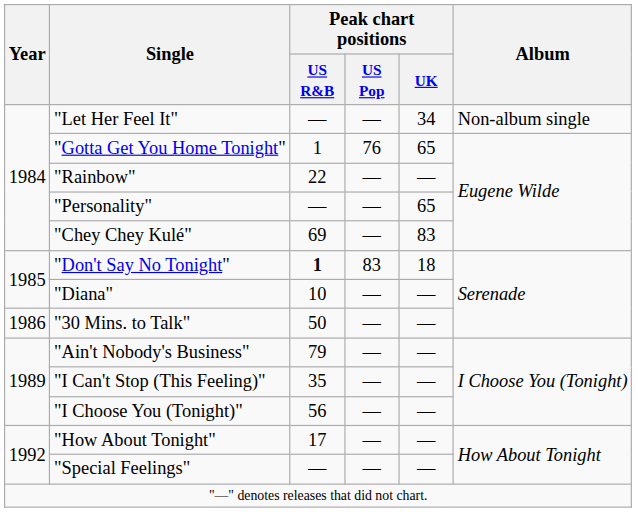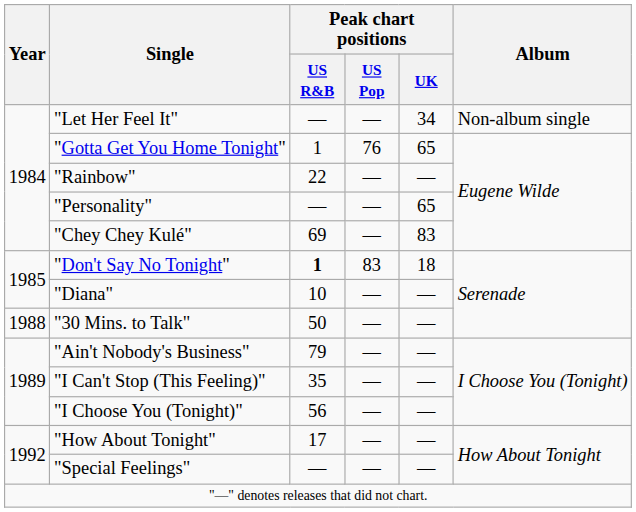(27, 323) 1986 -> (27, 323) 1988
